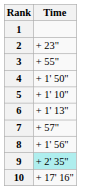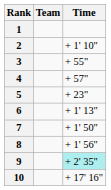+ column: (48, 12)
(47, 45) + 23" -> (81, 45) + 1' 10"
(52, 78) + 1' 50" -> (77, 78) + 57"
(52, 95) + 1' 10" -> (77, 95) + 23"
(47, 128) + 57" -> (81, 128) + 1' 50"
